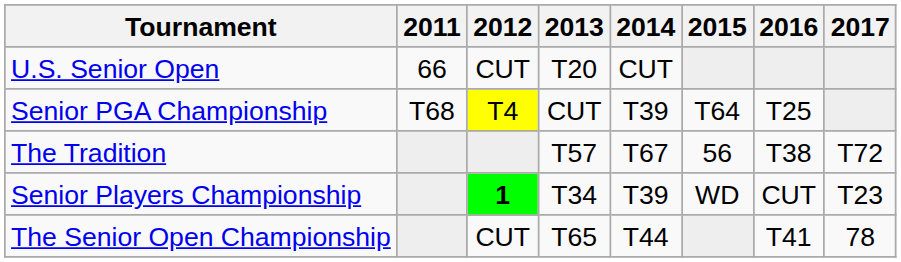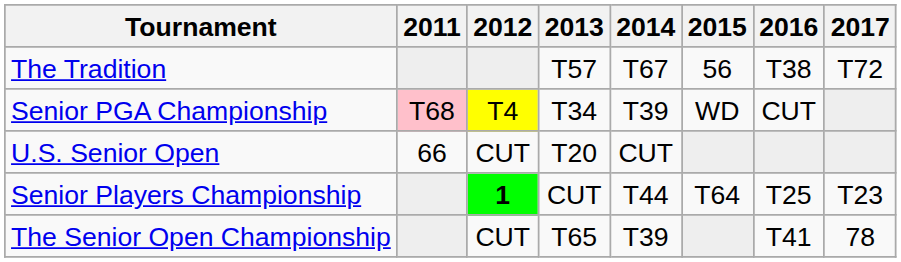rows swapped: (89, 152) <-> (115, 68)
(432, 110) no background -> (432, 110) pink background
(574, 110) CUT -> (574, 110) T34
(717, 110) T64 -> (717, 110) WD
(789, 110) T25 -> (789, 110) CUT
(574, 195) T34 -> (574, 195) CUT
(646, 195) T39 -> (646, 195) T44
(717, 195) WD -> (717, 195) T64
(789, 195) CUT -> (789, 195) T25
(646, 237) T44 -> (646, 237) T39
